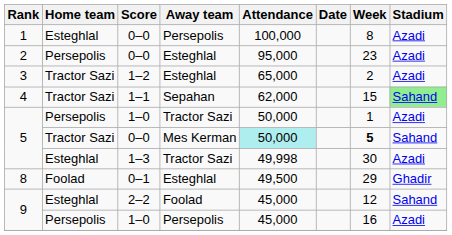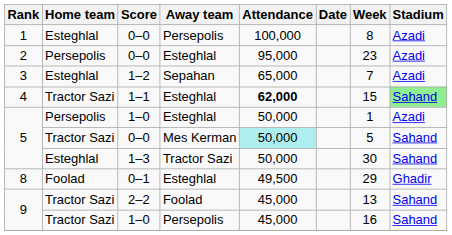(80, 76) Tractor Sazi -> (72, 76) Esteghlal
(190, 76) Esteghlal -> (189, 76) Sepahan
(370, 76) 2 -> (370, 76) 7
(189, 96) Sepahan -> (190, 96) Esteghlal
(278, 96) normal -> (278, 96) bold
(198, 117) Tractor Sazi -> (190, 117) Esteghlal
(370, 138) bold -> (370, 138) normal
(278, 158) 49,998 -> (278, 158) 50,000
(409, 158) Azadi -> (415, 158) Sahand
(72, 199) Esteghlal -> (80, 199) Tractor Sazi
(370, 199) 12 -> (370, 199) 13
(75, 220) Persepolis -> (80, 220) Tractor Sazi
(409, 220) Azadi -> (415, 220) Sahand
